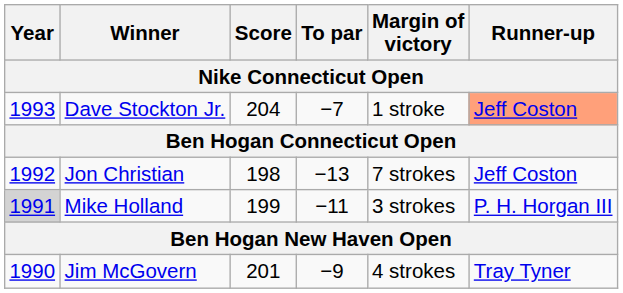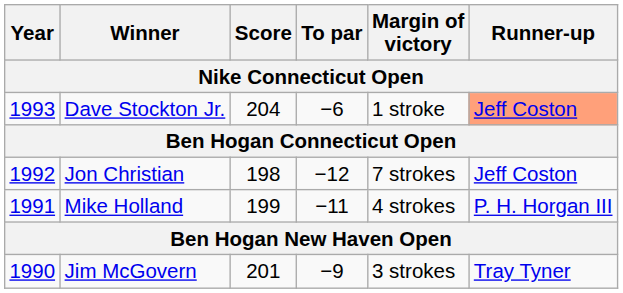(332, 109) −7 -> (332, 109) −6
(332, 174) −13 -> (332, 174) −12
(32, 206) lightgrey background -> (32, 206) no background
(414, 206) 3 strokes -> (414, 206) 4 strokes
(414, 271) 4 strokes -> (414, 271) 3 strokes
